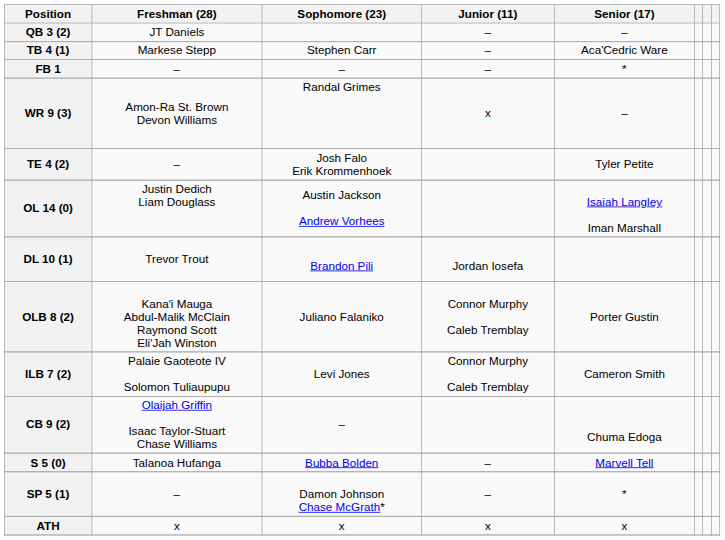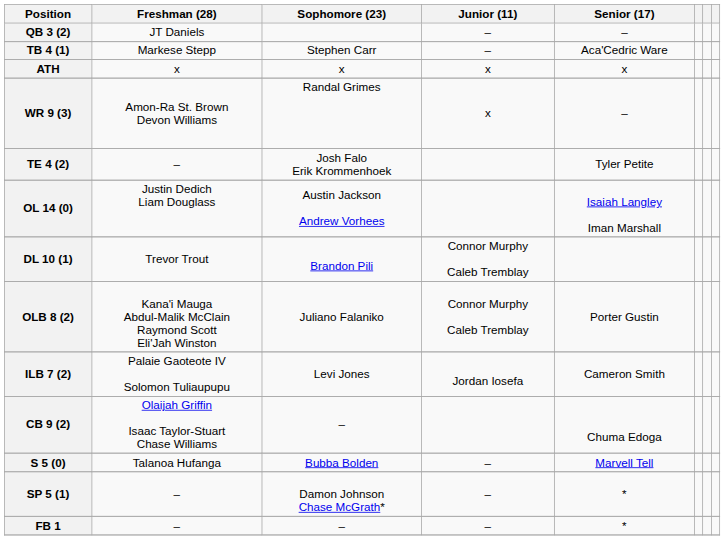rows swapped: (48, 69) <-> (48, 526)
(488, 266) Jordan Iosefa -> (488, 260) Connor Murphy Caleb Tremblay
(488, 374) Connor Murphy Caleb Tremblay -> (488, 381) Jordan Iosefa
